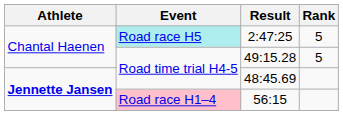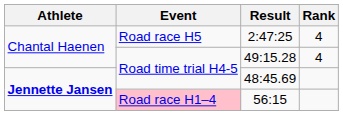(160, 37) paleturquoise background -> (160, 37) no background
(319, 37) 5 -> (319, 37) 4
(319, 58) 5 -> (319, 58) 4
